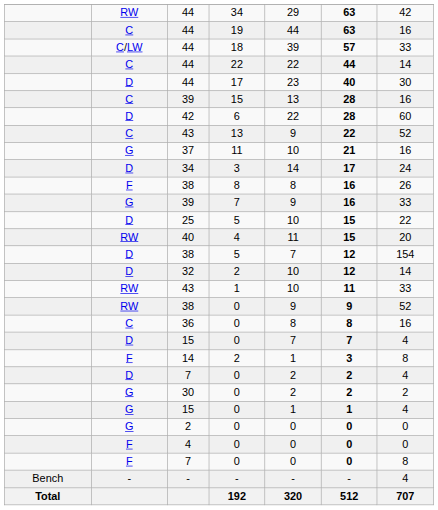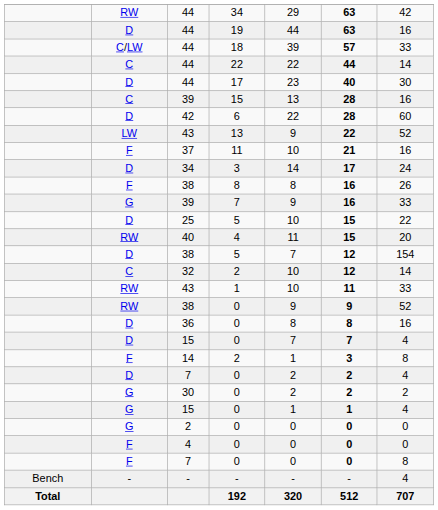(129, 30) C -> (129, 30) D
(129, 133) C -> (129, 133) LW
(129, 151) G -> (129, 151) F
(129, 271) D -> (129, 271) C
(129, 323) C -> (129, 323) D
